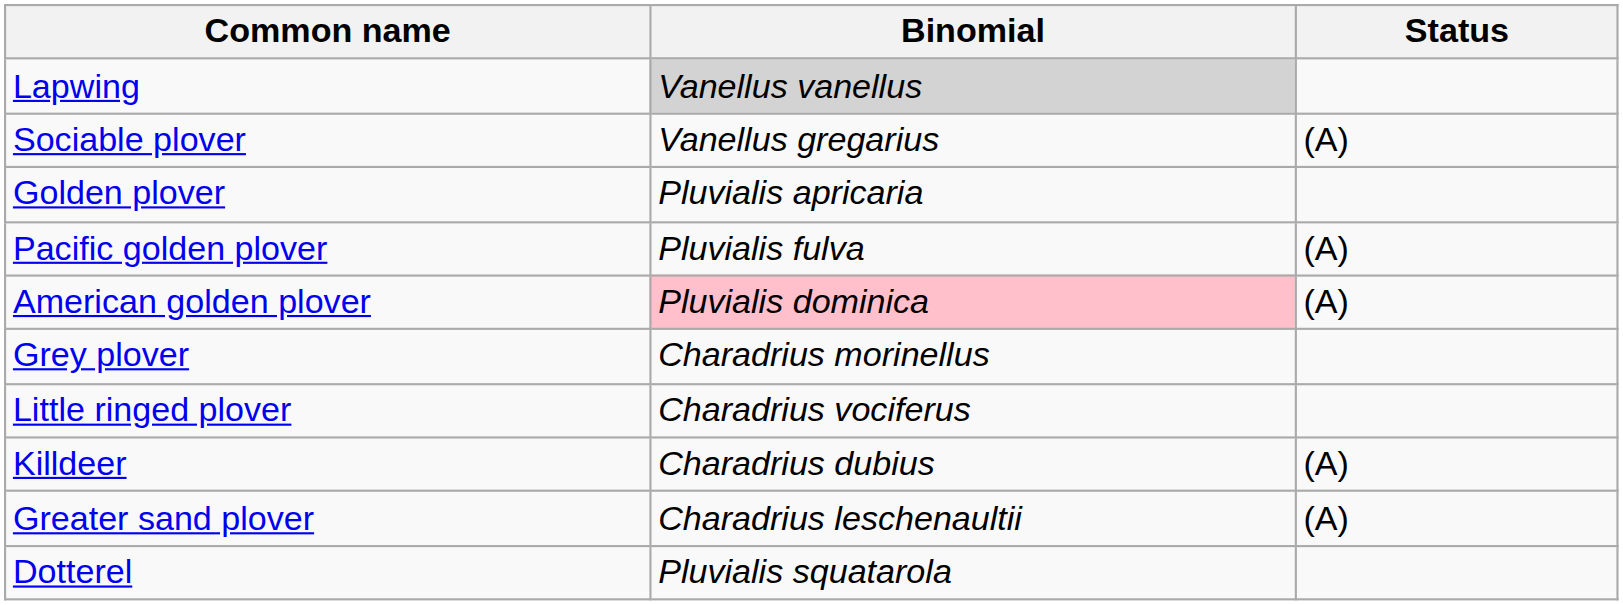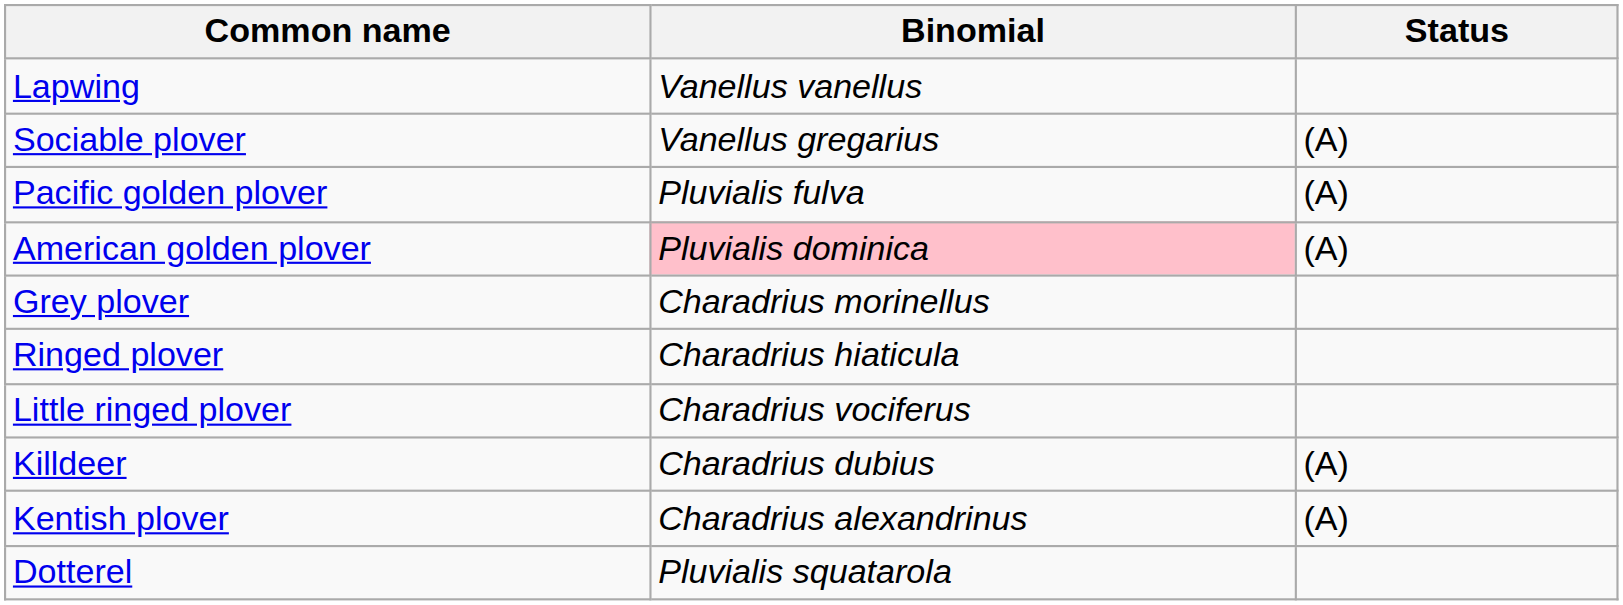(790, 85) lightgrey background -> (790, 85) no background
- row: (119, 193)
+ row: (118, 355)
+ row: (121, 517)
- row: (164, 517)
